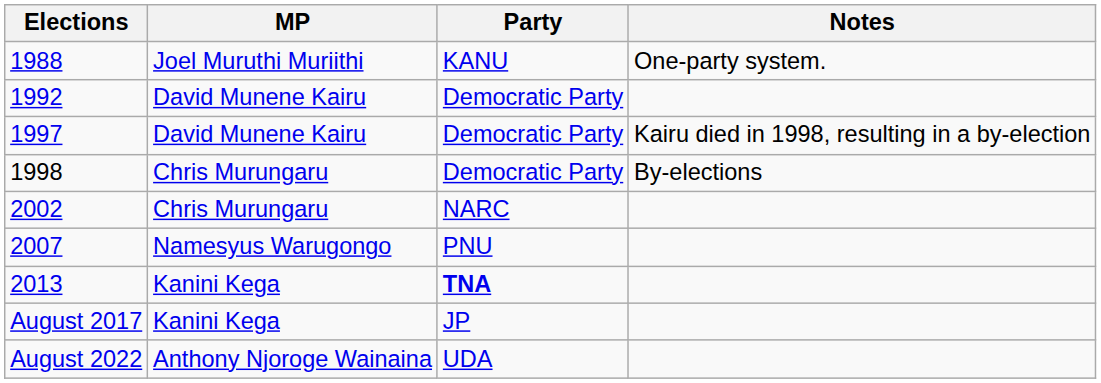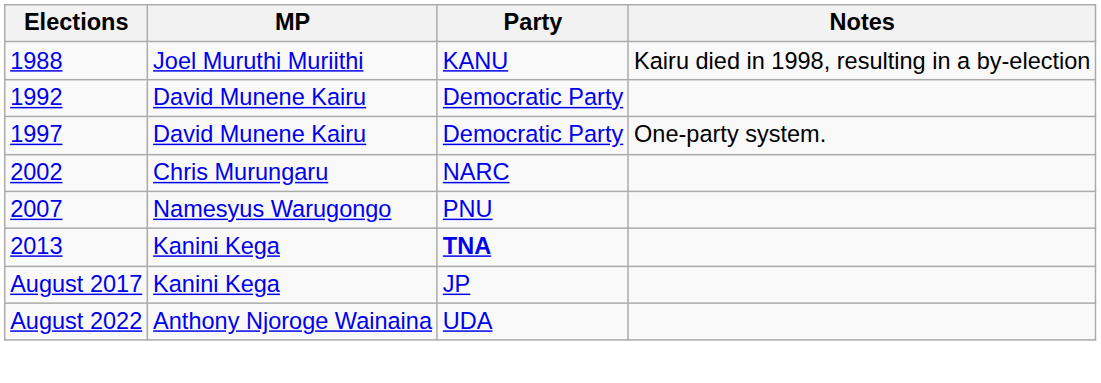(730, 60) One-party system. -> (862, 60) Kairu died in 1998, resulting in a by-election
(862, 135) Kairu died in 1998, resulting in a by-election -> (730, 135) One-party system.
- row: (36, 172)
